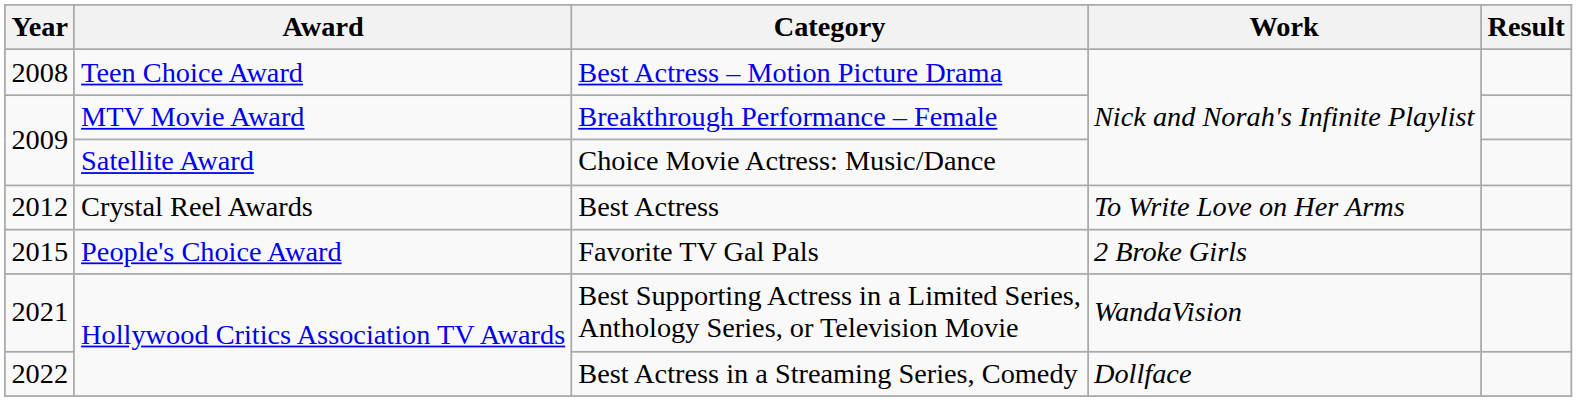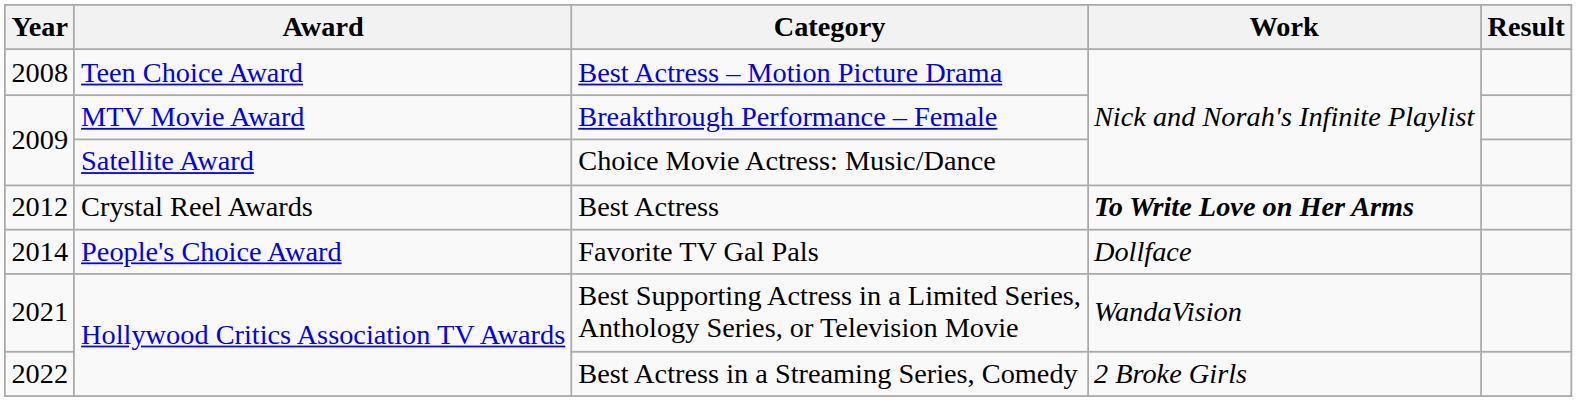(1249, 206) normal -> (1254, 206) bold
(40, 251) 2015 -> (40, 251) 2014
(1170, 251) 2 Broke Girls -> (1143, 251) Dollface
(1143, 373) Dollface -> (1170, 373) 2 Broke Girls
